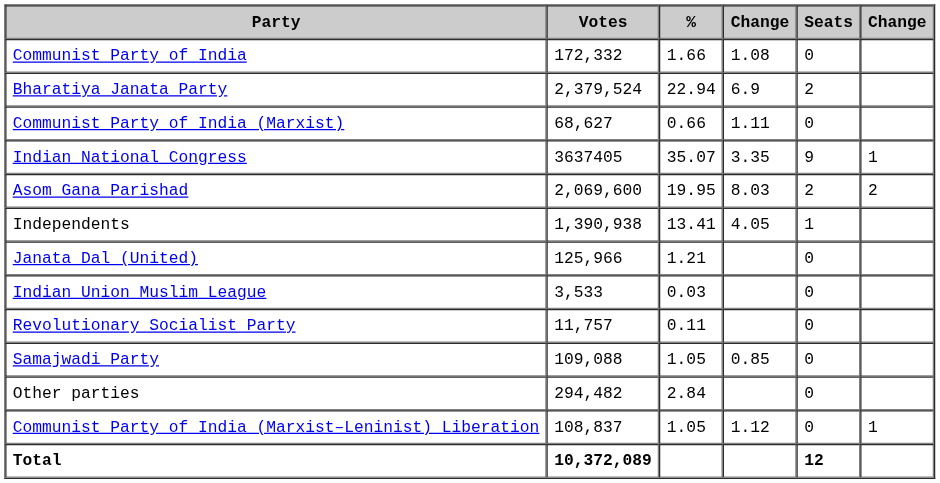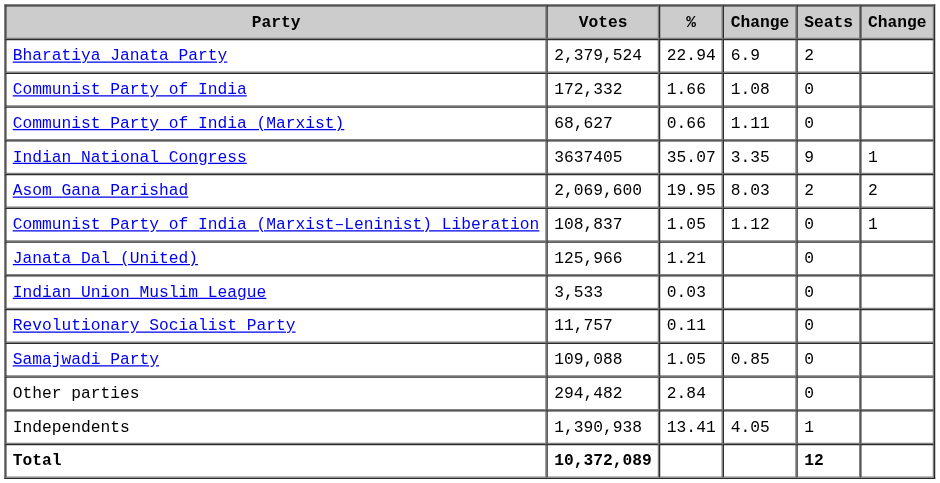rows swapped: (120, 90) <-> (130, 56)
rows swapped: (276, 427) <-> (71, 225)
